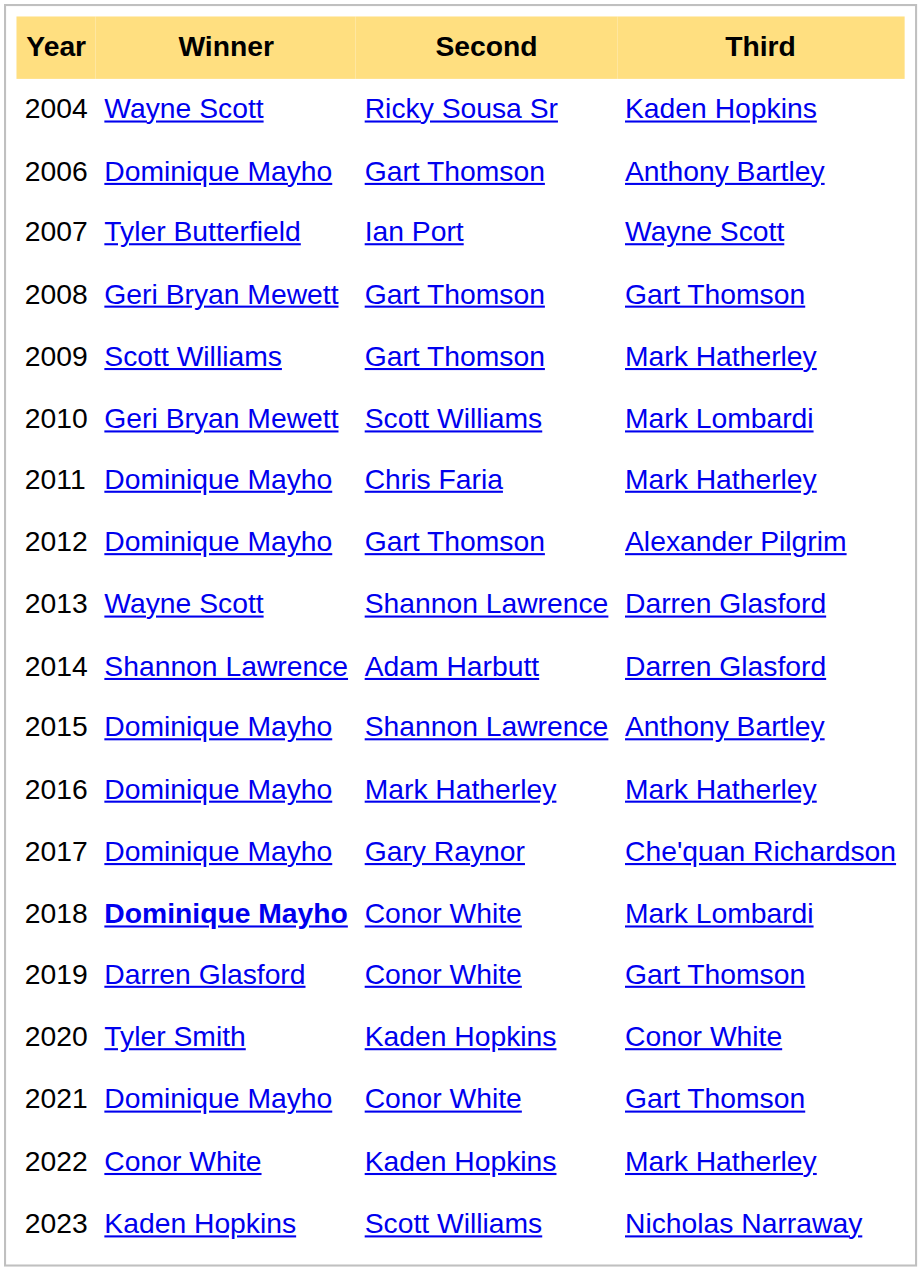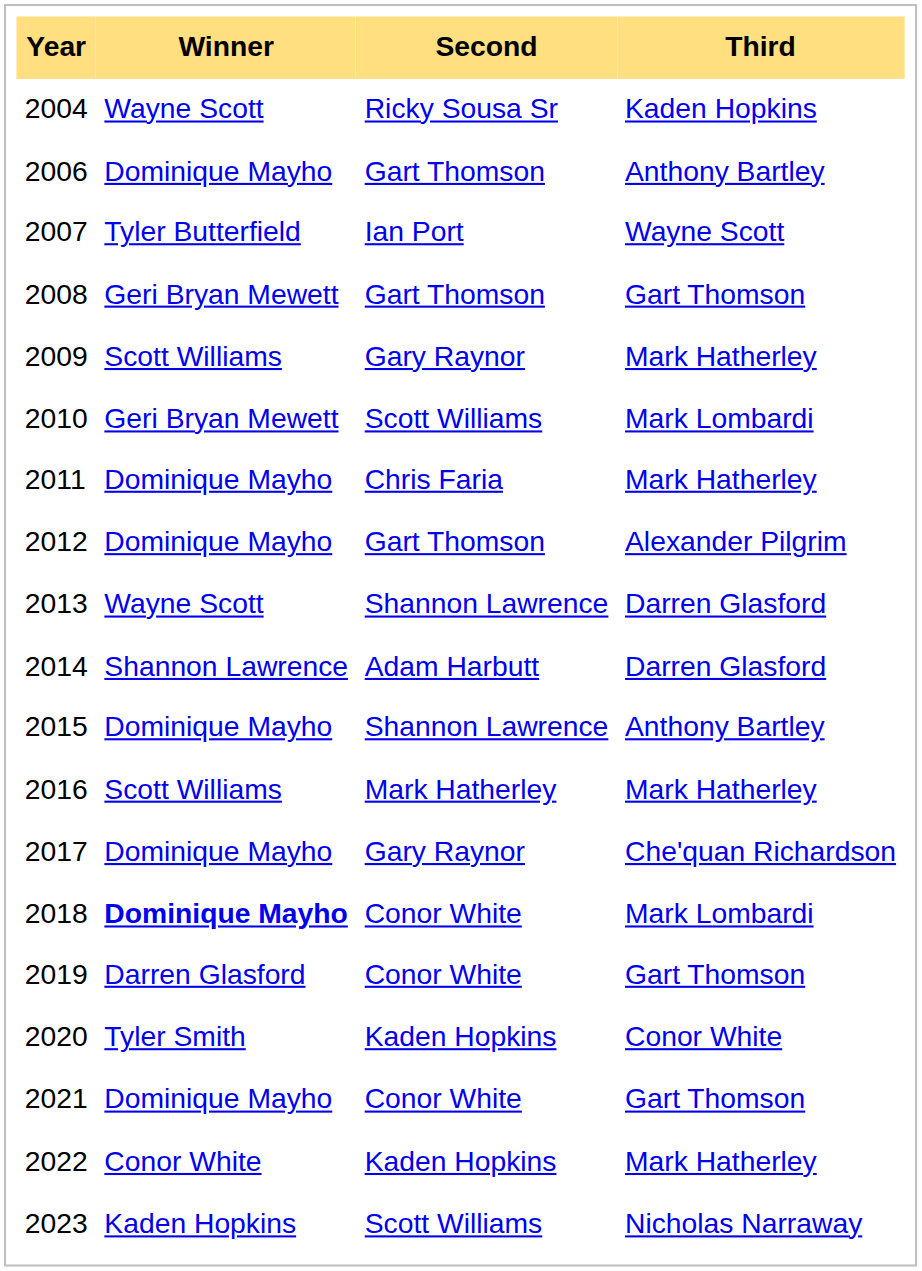(455, 356) Gart Thomson -> (445, 356) Gary Raynor
(218, 790) Dominique Mayho -> (193, 790) Scott Williams
